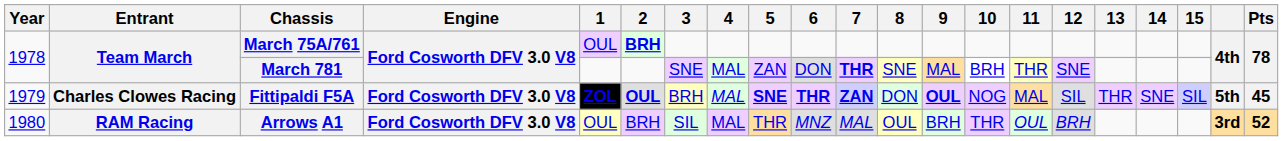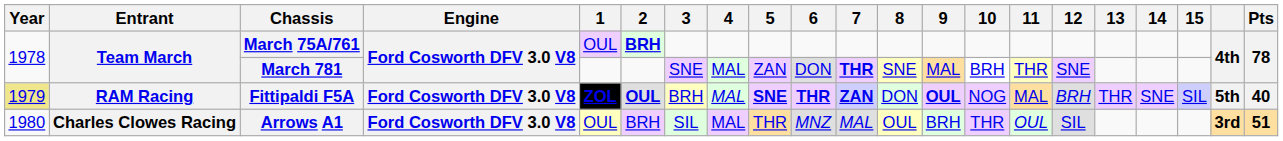(27, 97) no background -> (27, 97) khaki background
(145, 97) Charles Clowes Racing -> (145, 97) RAM Racing
(1073, 97) SIL -> (1073, 97) BRH
(1261, 97) 45 -> (1261, 97) 40
(145, 123) RAM Racing -> (145, 123) Charles Clowes Racing
(1073, 123) BRH -> (1073, 123) SIL
(1261, 123) 52 -> (1261, 123) 51
